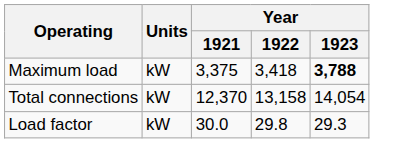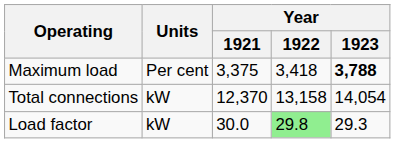(158, 71) kW -> (177, 71) Per cent
(271, 124) no background -> (292, 124) lightgreen background
